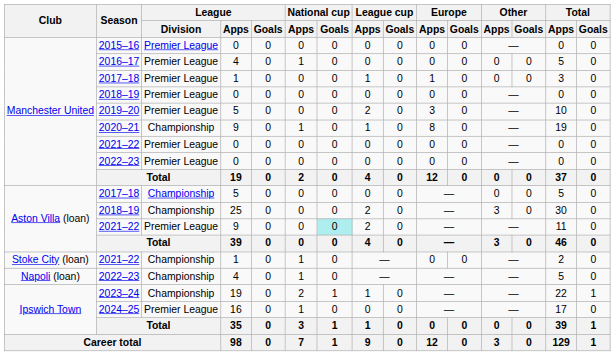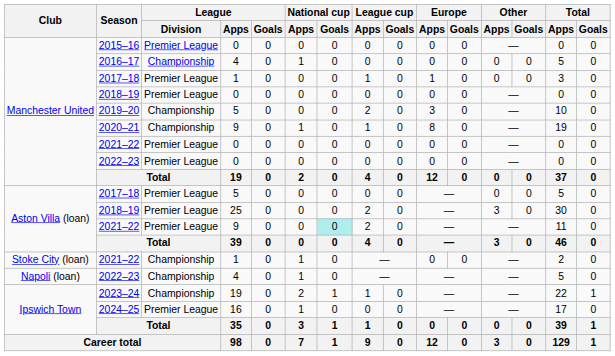(181, 62) Premier League -> (181, 62) Championship
(181, 111) Premier League -> (181, 111) Championship
(181, 194) Championship -> (181, 194) Premier League
(181, 210) Championship -> (181, 210) Premier League
